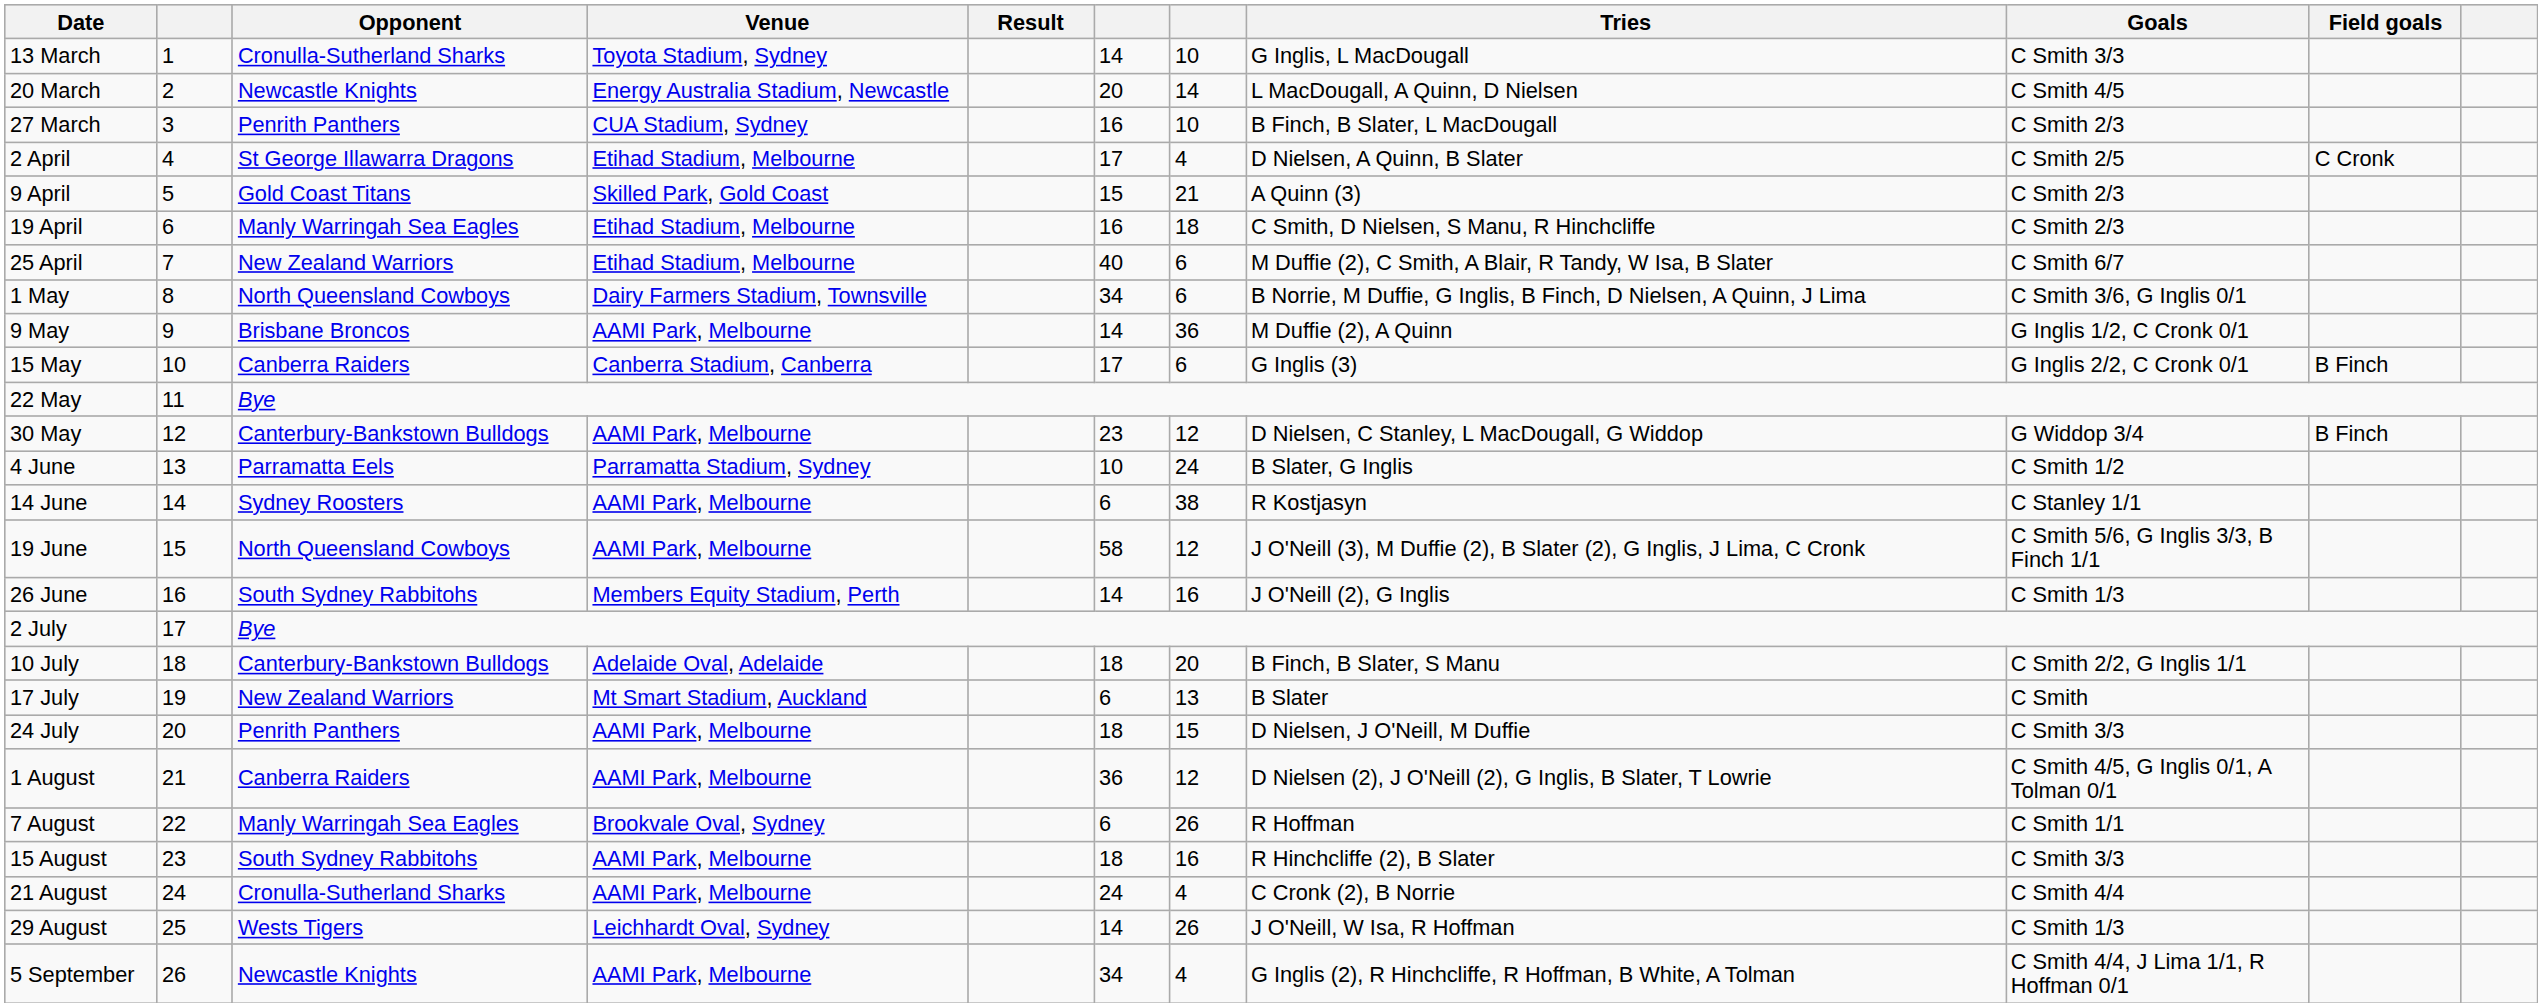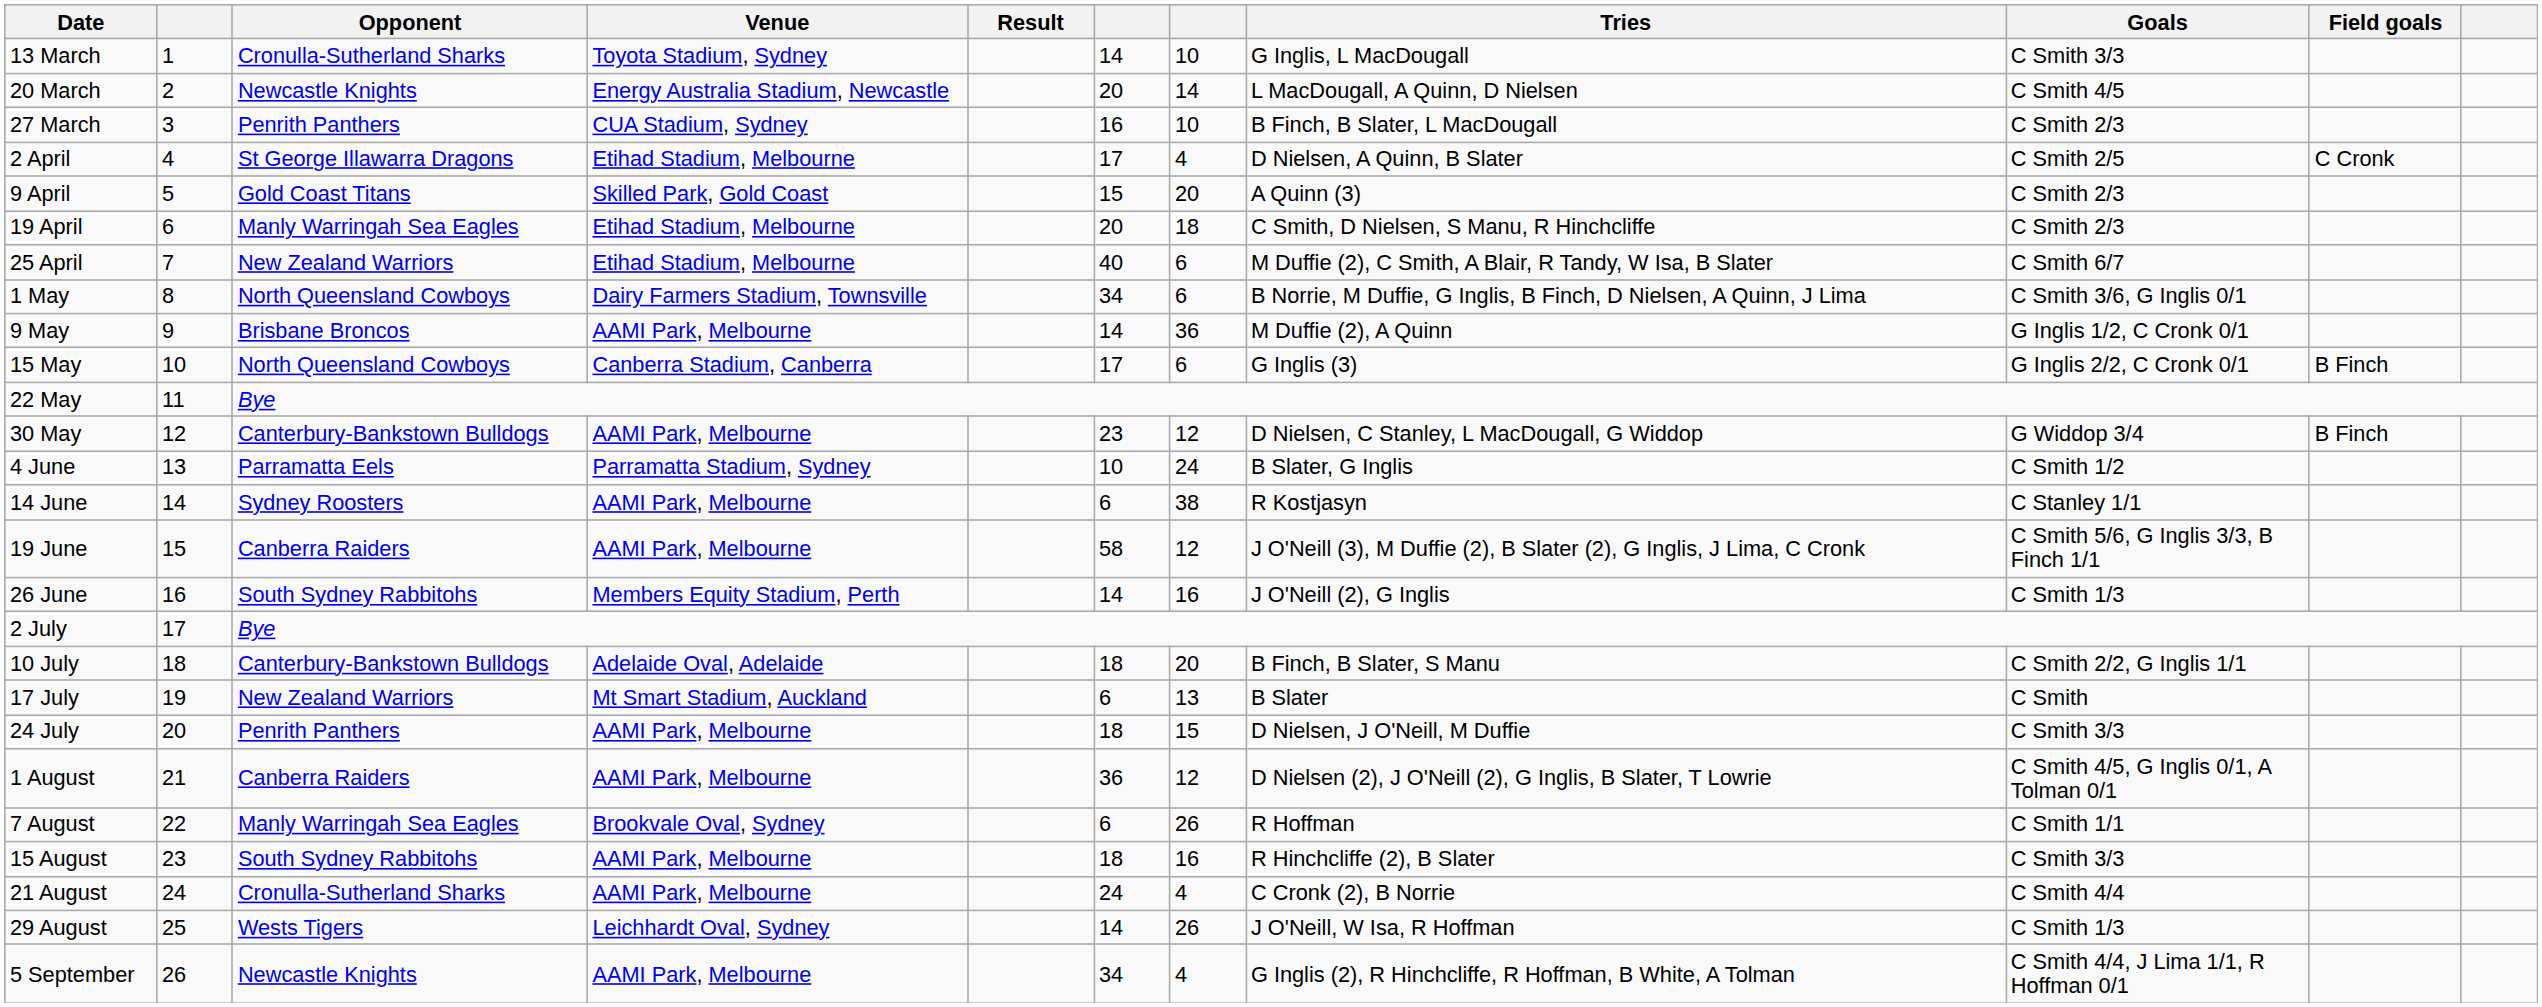(1187, 193) 21 -> (1187, 193) 20
(1111, 227) 16 -> (1111, 227) 20
(324, 365) Canberra Raiders -> (374, 365) North Queensland Cowboys
(374, 548) North Queensland Cowboys -> (324, 548) Canberra Raiders
